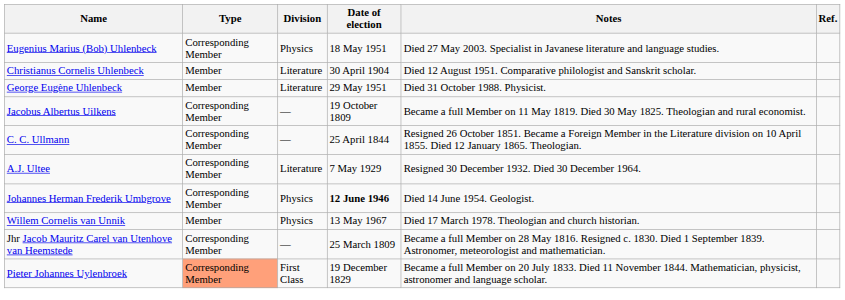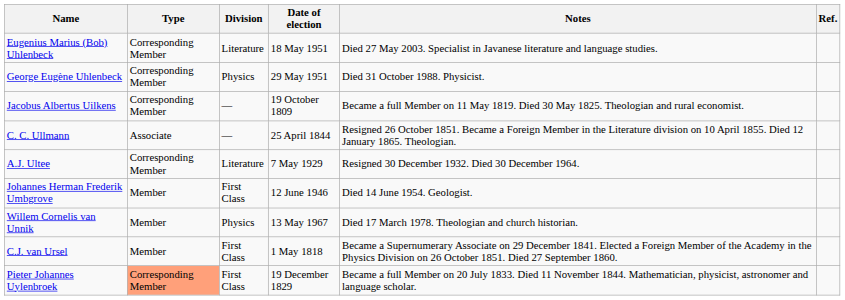(296, 48) Physics -> (243, 48) Literature
- row: (75, 71)
(203, 88) Member -> (162, 77) Corresponding Member
(301, 88) Literature -> (238, 77) Physics
(217, 140) Corresponding Member -> (151, 135) Associate
(217, 198) Corresponding Member -> (148, 193) Member
(296, 198) Physics -> (233, 193) First Class
(359, 198) bold -> (299, 193) normal
+ row: (37, 251)
- row: (89, 244)
